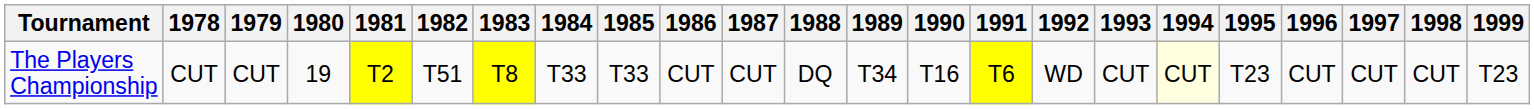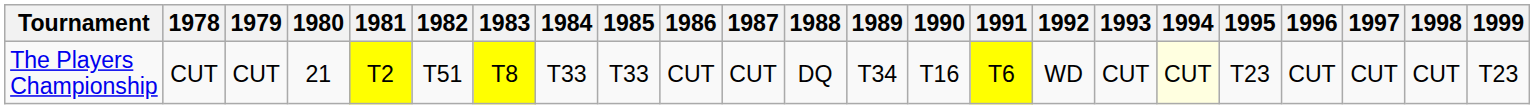(318, 73) 19 -> (318, 73) 21
